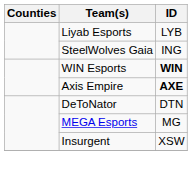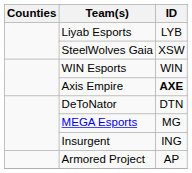(171, 50) ING -> (171, 50) XSW
(171, 68) bold -> (171, 68) normal
(171, 141) XSW -> (171, 141) ING
+ row: (103, 159)
